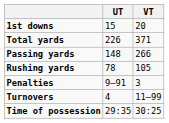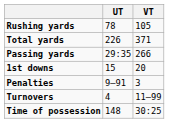rows swapped: (30, 26) <-> (40, 68)
(113, 54) 148 -> (118, 54) 29:35
(118, 111) 29:35 -> (113, 111) 148
